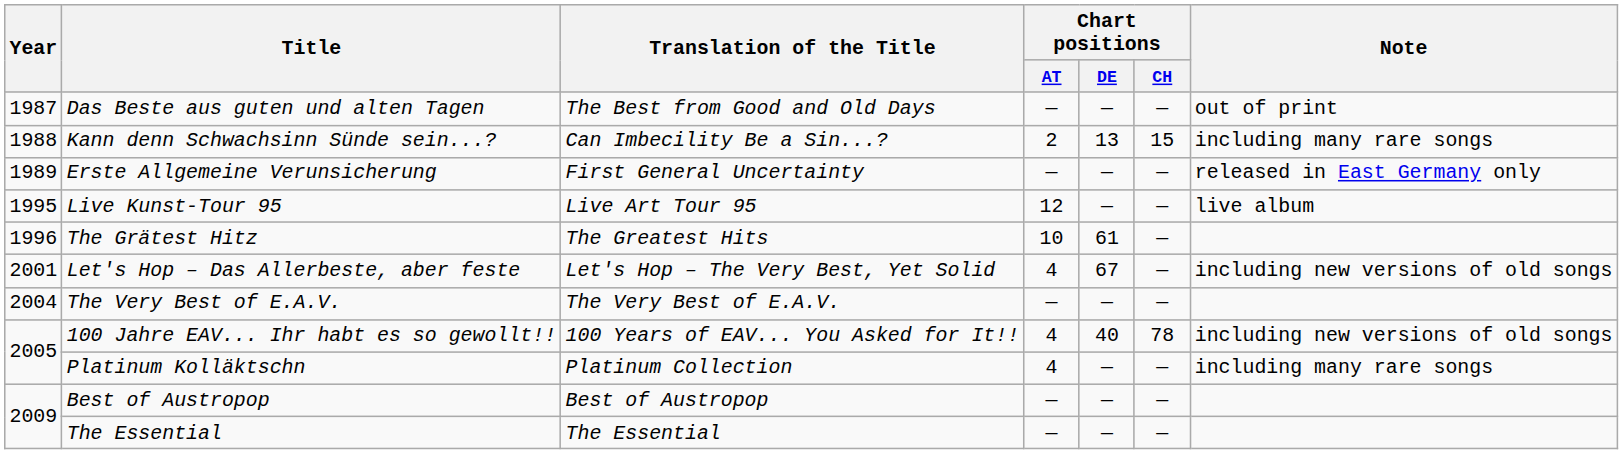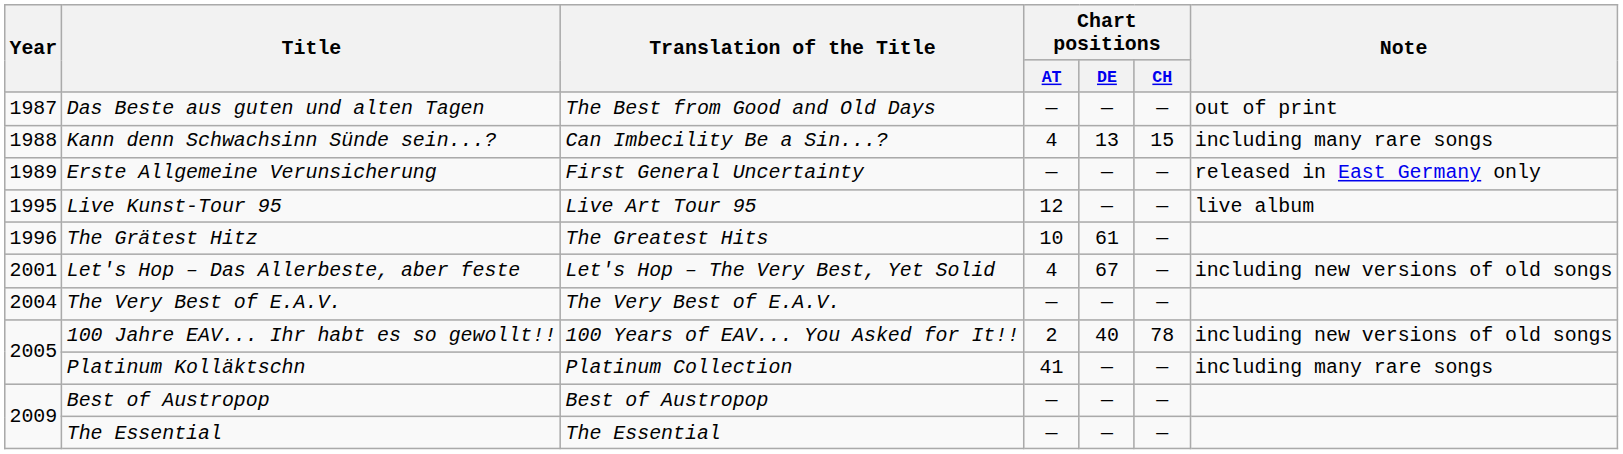(1052, 141) 2 -> (1052, 141) 4
(1052, 336) 4 -> (1052, 336) 2
(1052, 368) 4 -> (1052, 368) 41
